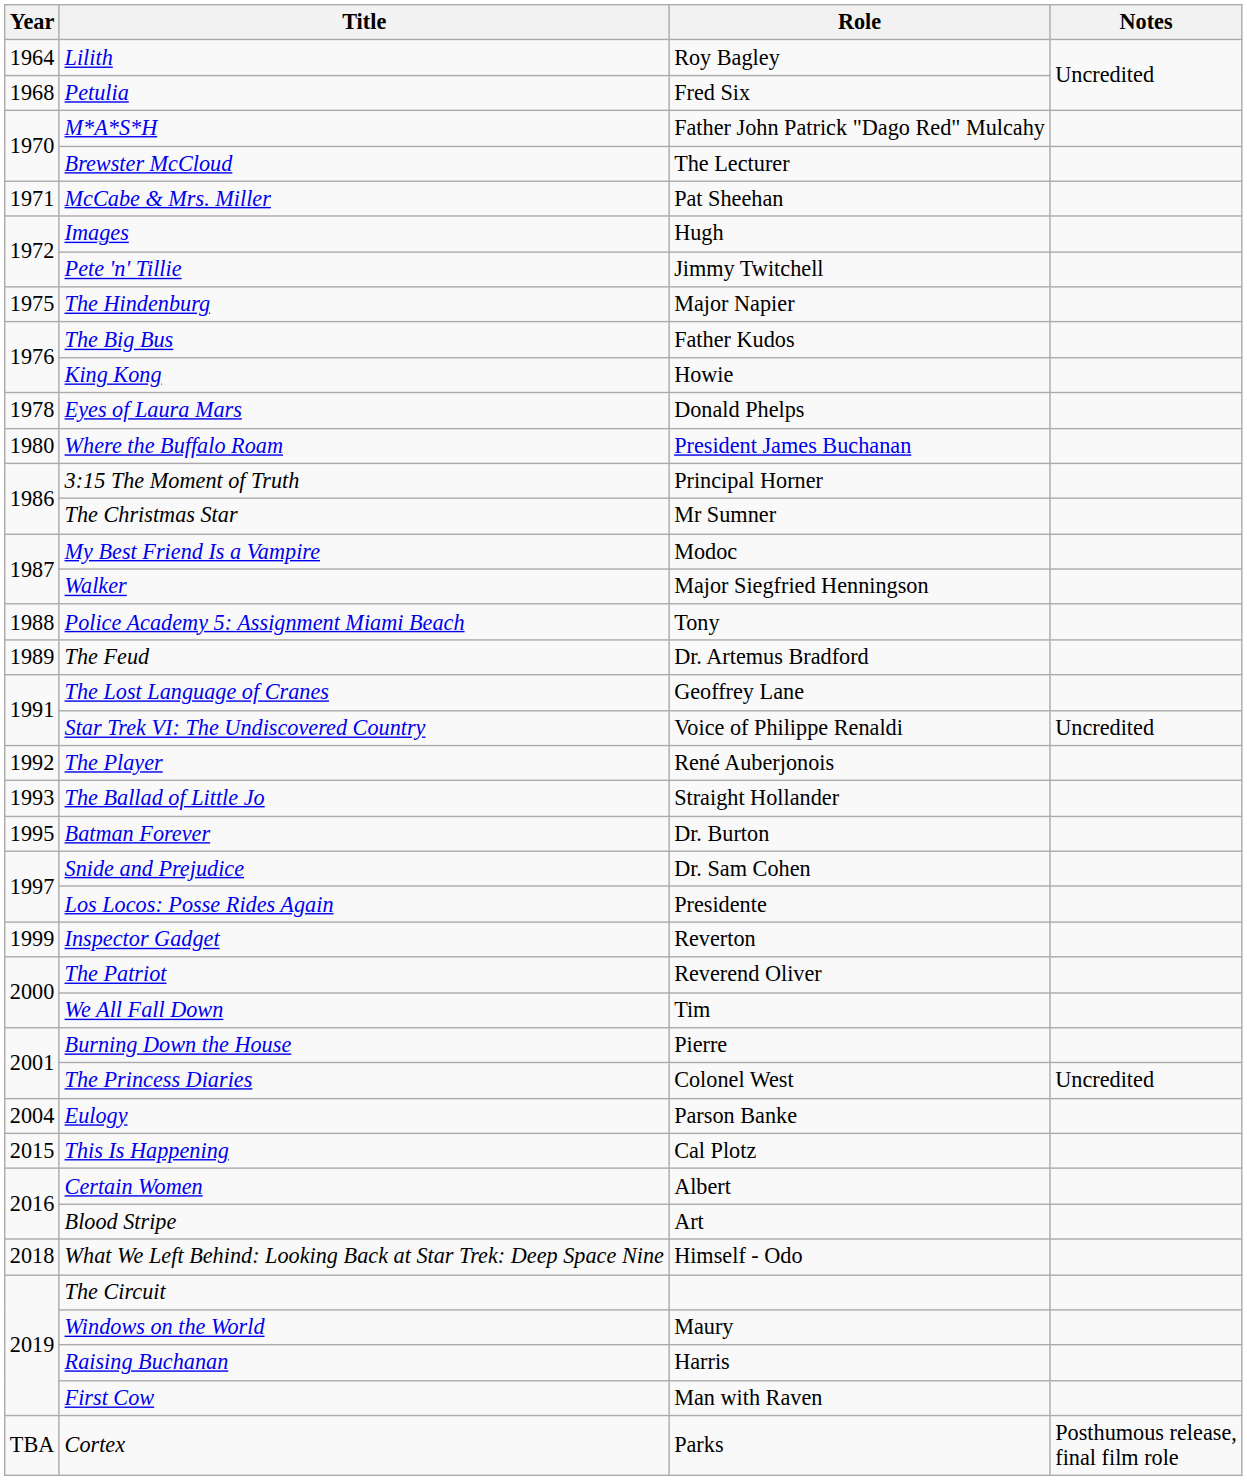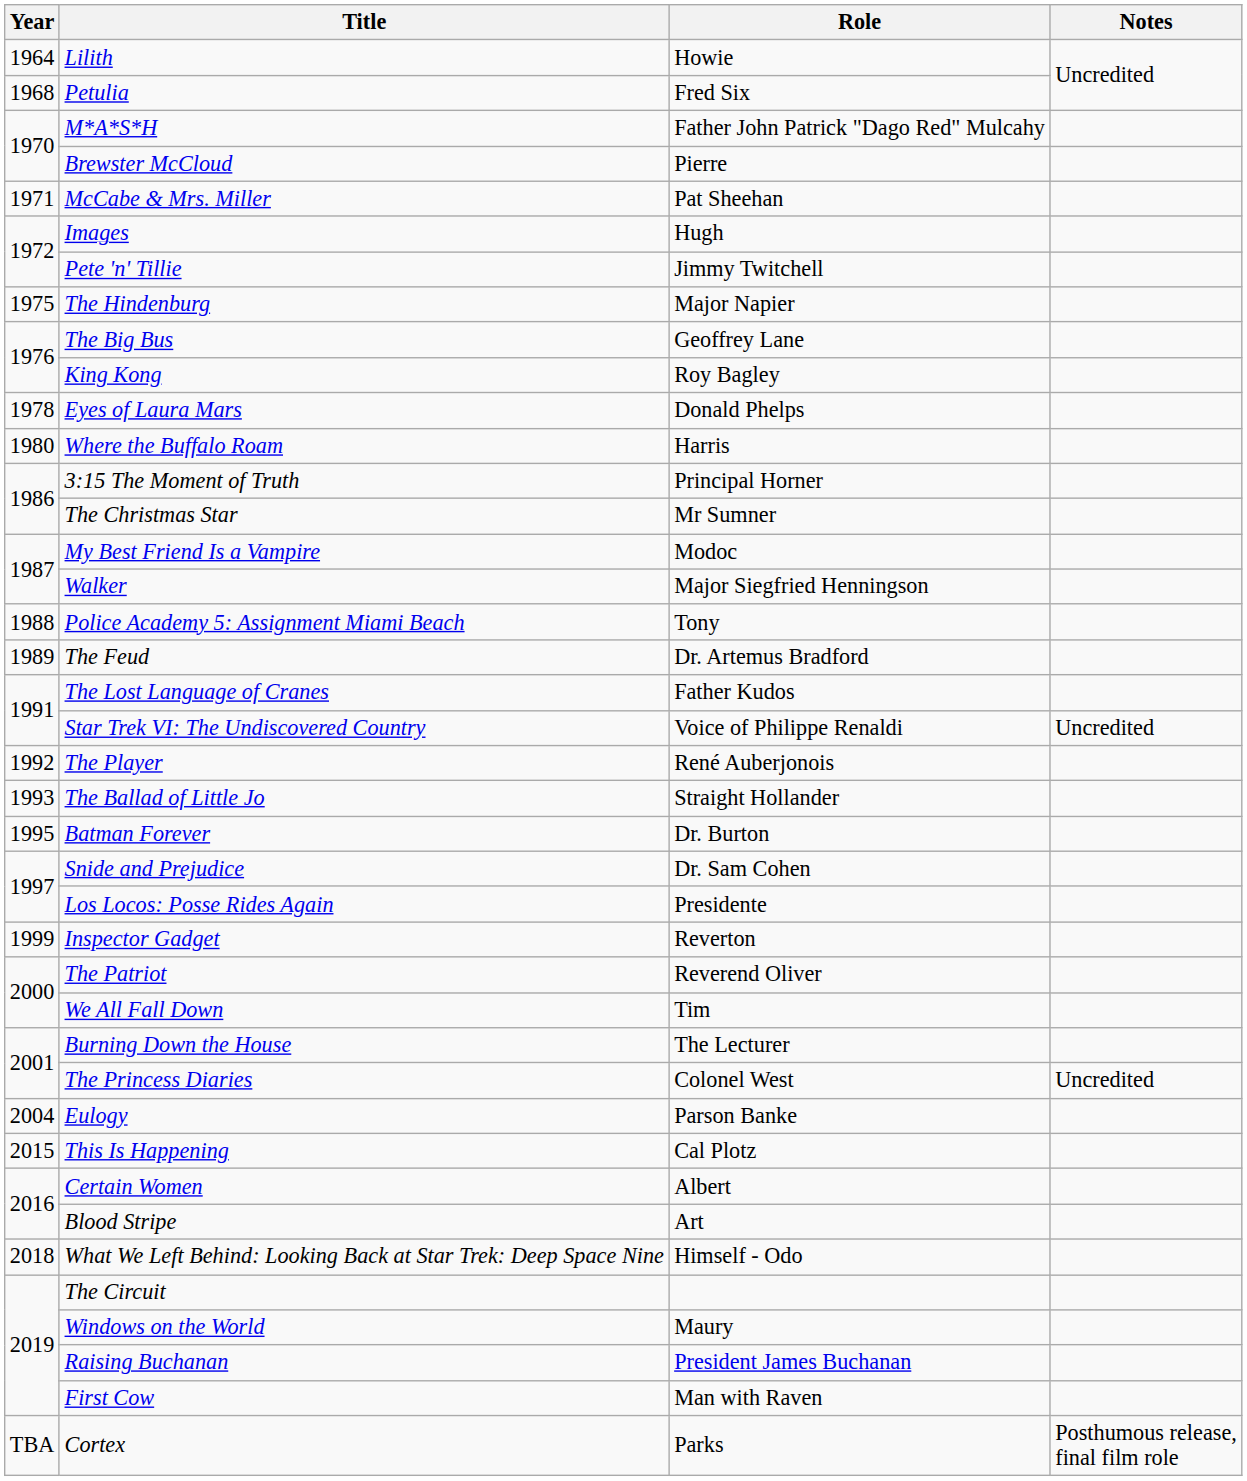(727, 57) Roy Bagley -> (704, 57) Howie
(732, 163) The Lecturer -> (701, 163) Pierre
(734, 339) Father Kudos -> (739, 339) Geoffrey Lane
(704, 374) Howie -> (727, 374) Roy Bagley
(793, 445) President James Buchanan -> (702, 445) Harris
(739, 692) Geoffrey Lane -> (734, 692) Father Kudos
(701, 1045) Pierre -> (732, 1045) The Lecturer
(702, 1362) Harris -> (793, 1362) President James Buchanan
